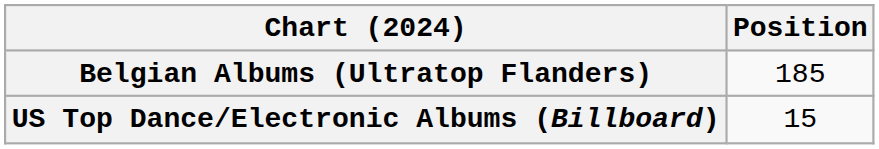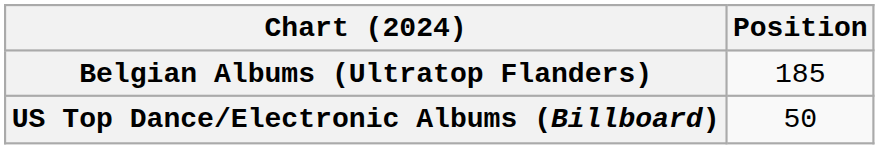(800, 119) 15 -> (800, 119) 50
